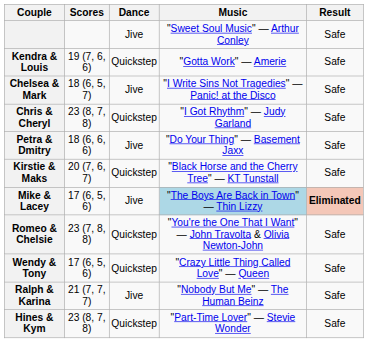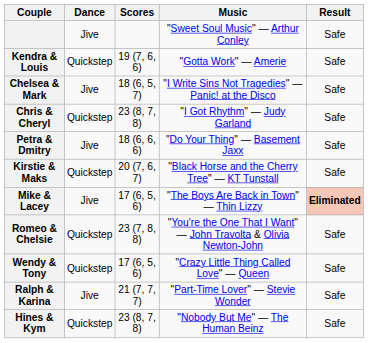columns swapped: (87, 12) <-> (134, 12)
(233, 201) lightblue background -> (233, 201) no background
(233, 295) "Nobody But Me" — The Human Beinz -> (233, 295) "Part-Time Lover" — Stevie Wonder
(233, 323) "Part-Time Lover" — Stevie Wonder -> (233, 323) "Nobody But Me" — The Human Beinz
